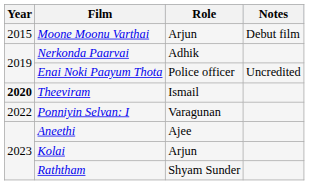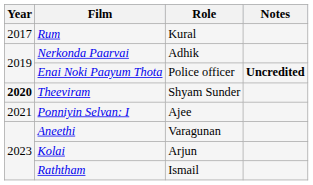- row: (93, 33)
+ row: (49, 33)
(273, 72) normal -> (275, 72) bold
(184, 92) Ismail -> (204, 92) Shyam Sunder
(20, 111) 2022 -> (20, 111) 2021
(194, 111) Varagunan -> (180, 111) Ajee
(180, 131) Ajee -> (194, 131) Varagunan
(204, 170) Shyam Sunder -> (184, 170) Ismail
